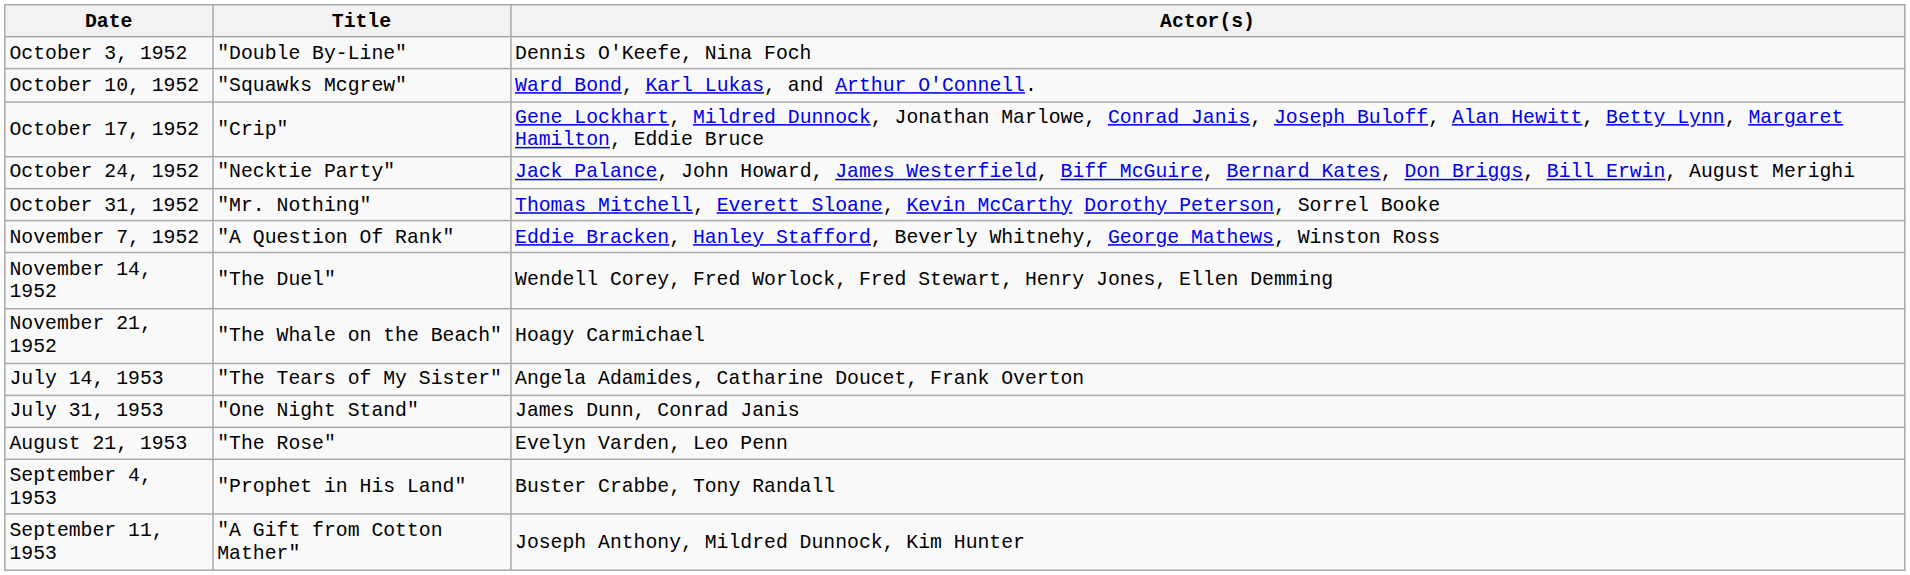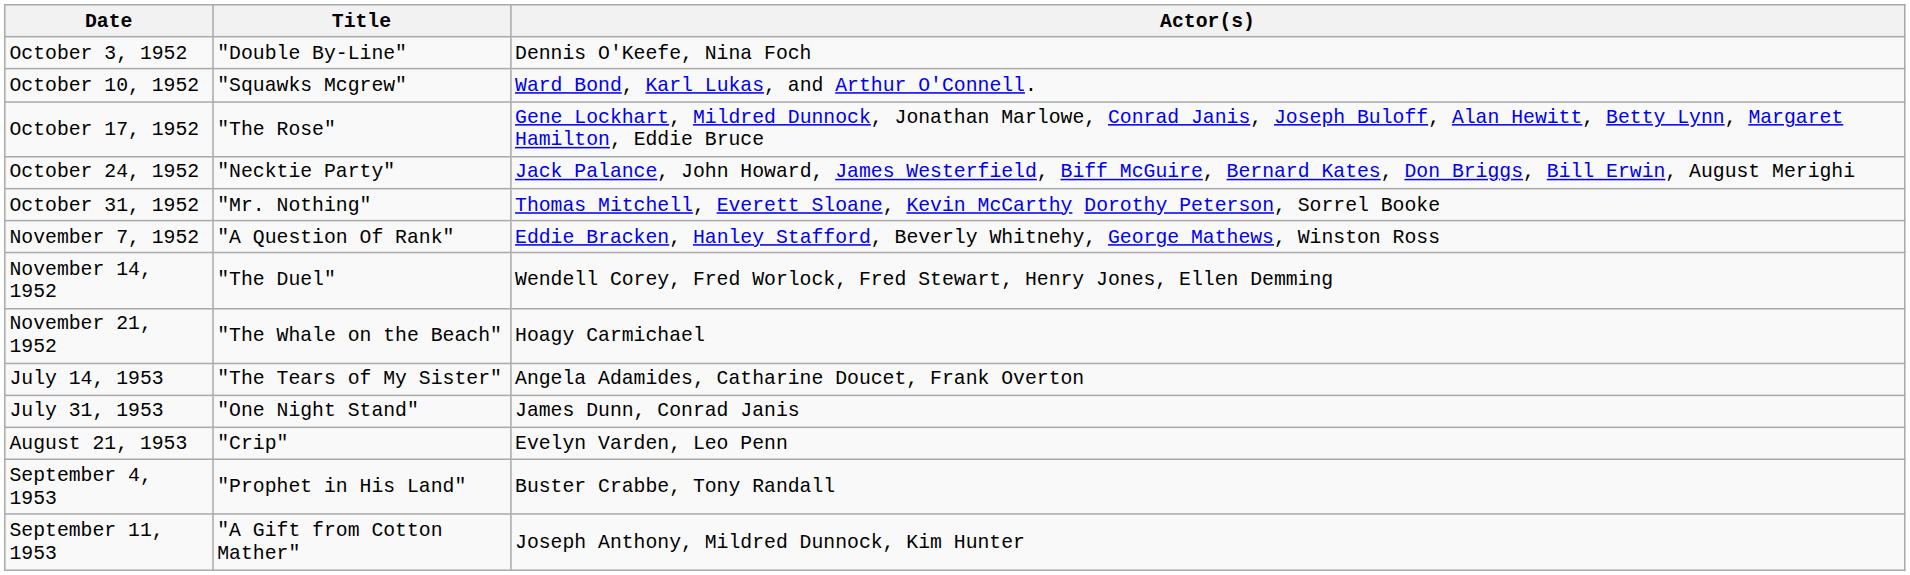(253, 129) "Crip" -> (277, 129) "The Rose"
(277, 444) "The Rose" -> (253, 444) "Crip"
